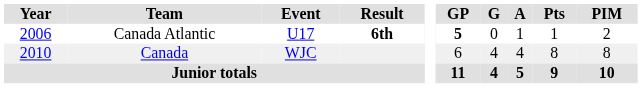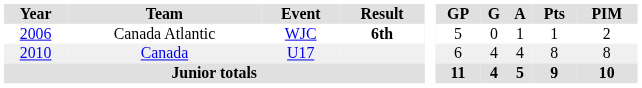(301, 33) U17 -> (301, 33) WJC
(458, 33) bold -> (458, 33) normal
(301, 53) WJC -> (301, 53) U17
